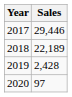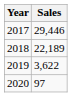(46, 65) 2,428 -> (46, 65) 3,622
